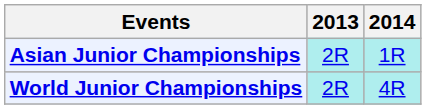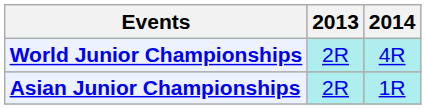rows swapped: (155, 55) <-> (156, 88)
